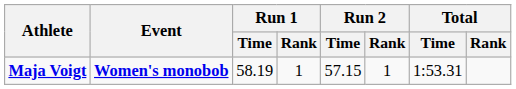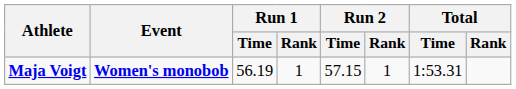(255, 71) 58.19 -> (255, 71) 56.19
